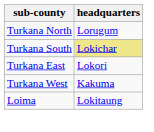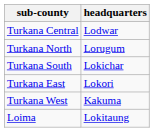+ row: (43, 30)
(97, 48) khaki background -> (104, 65) no background
